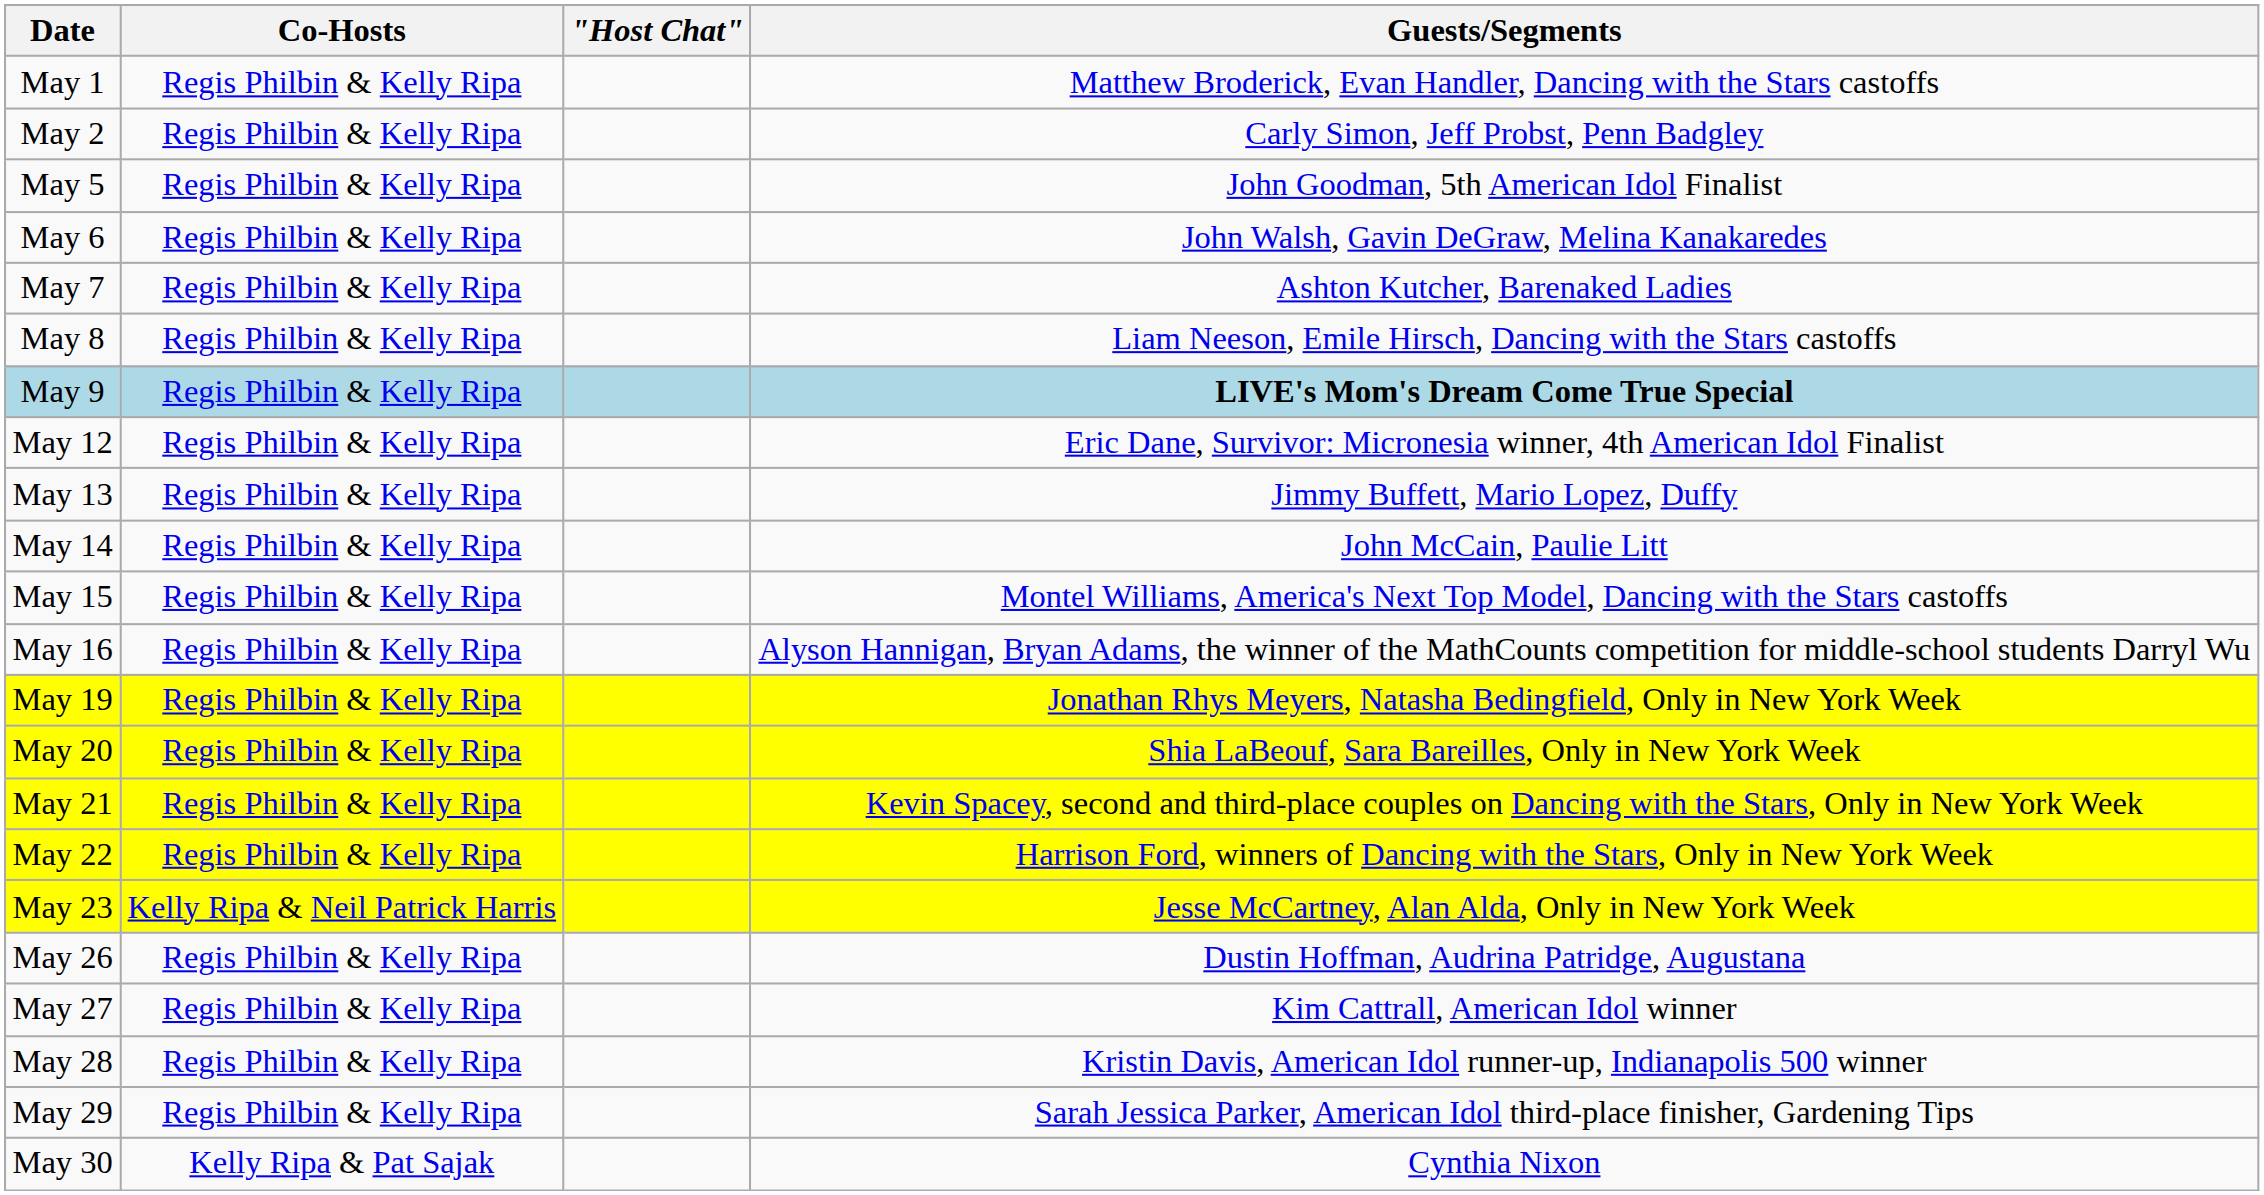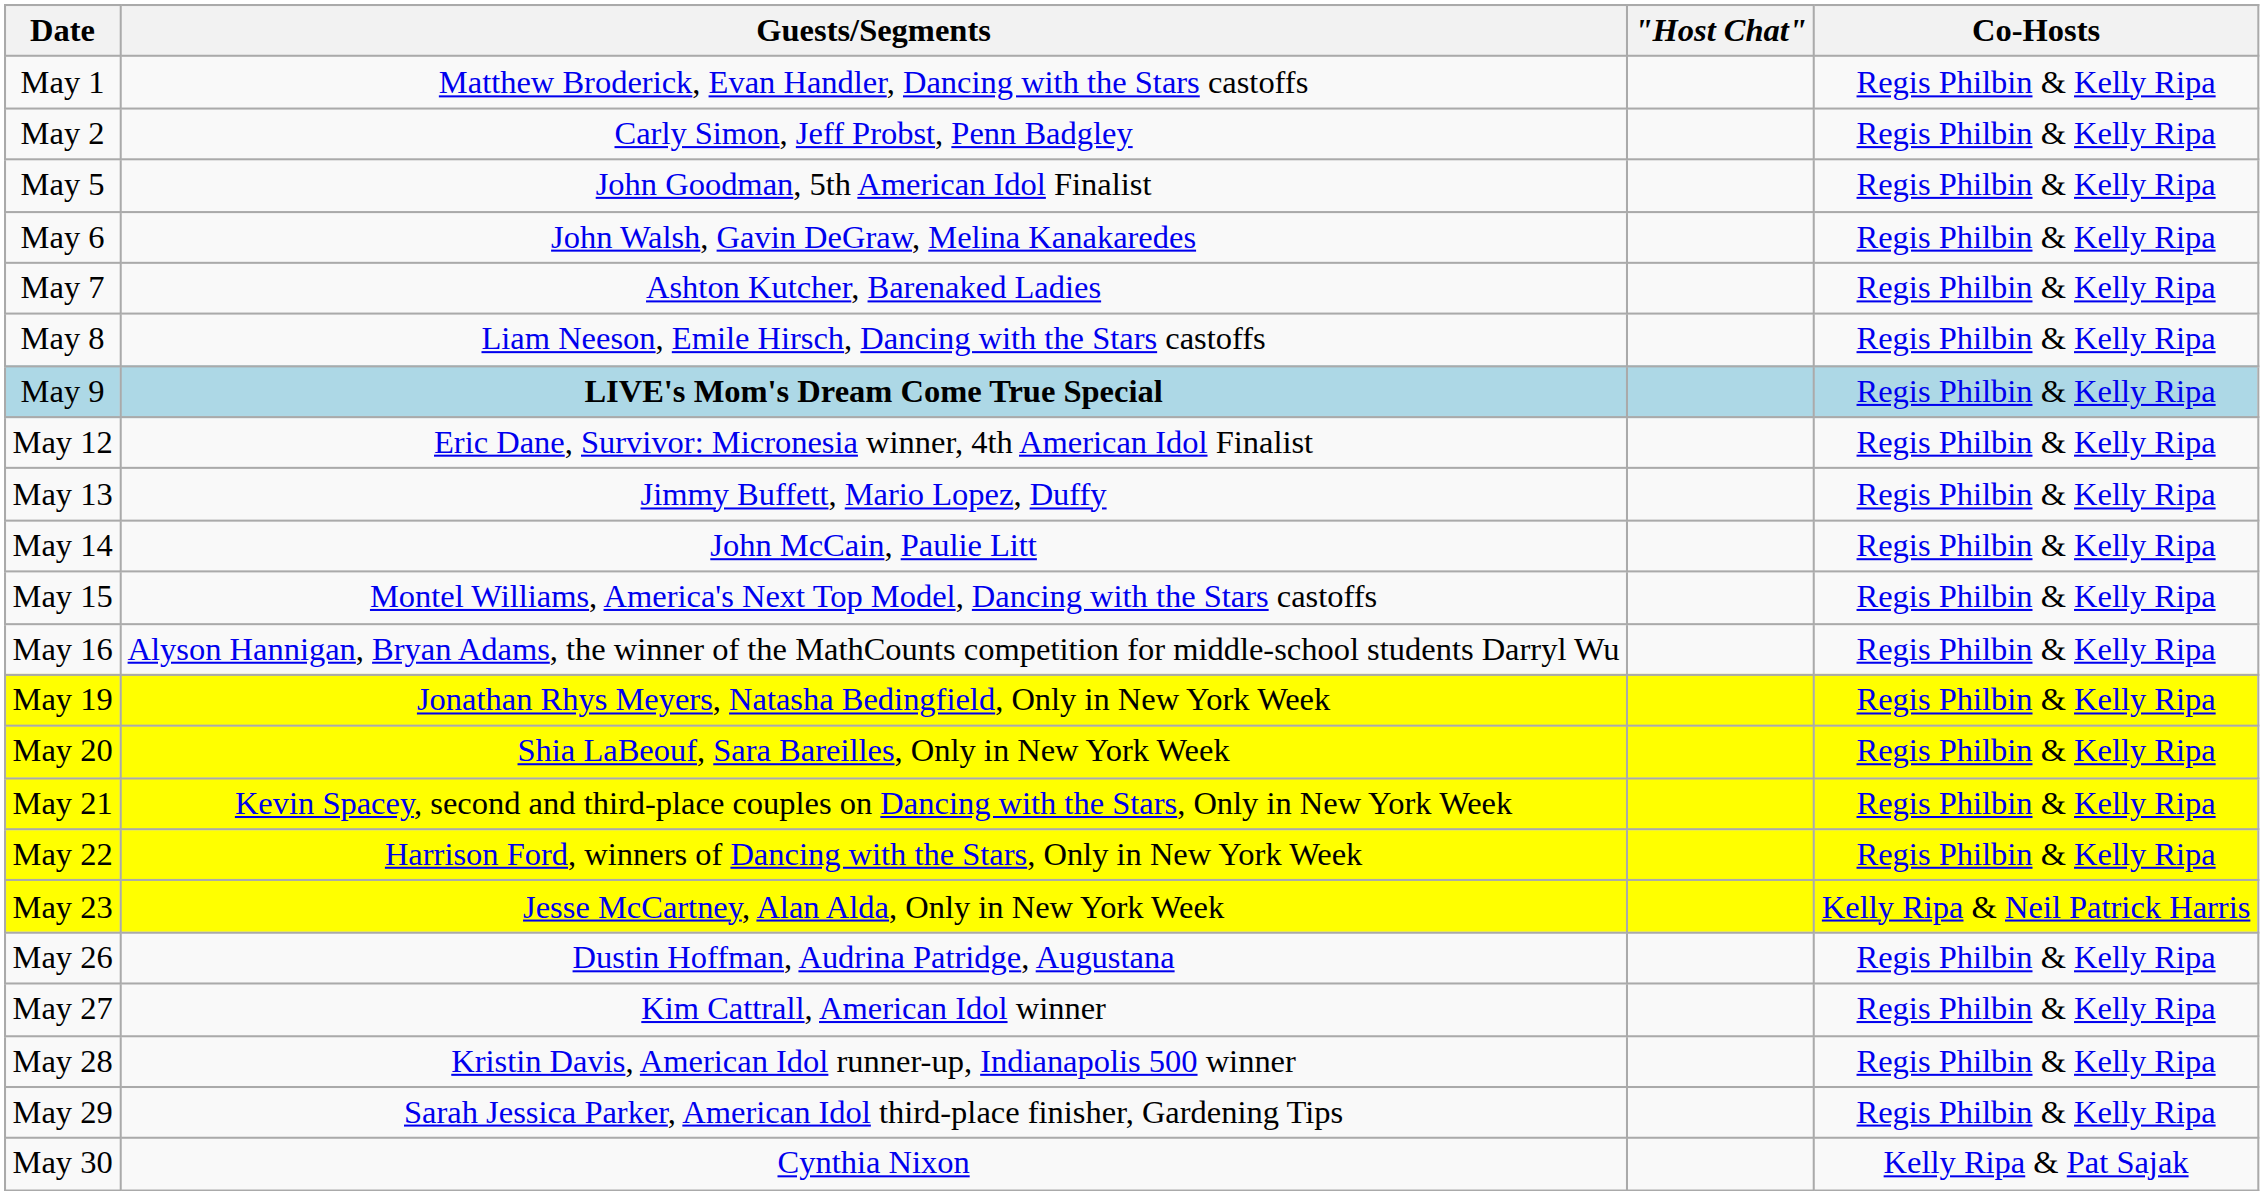columns swapped: (342, 30) <-> (1504, 30)
